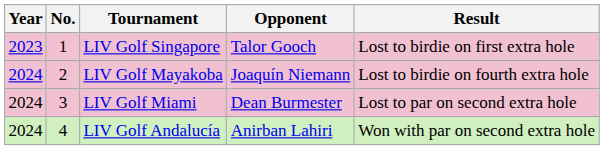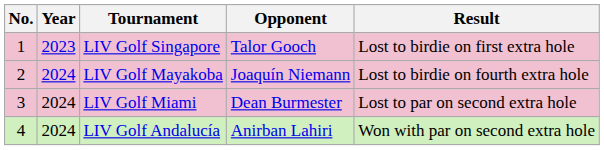columns swapped: (63, 18) <-> (26, 18)
